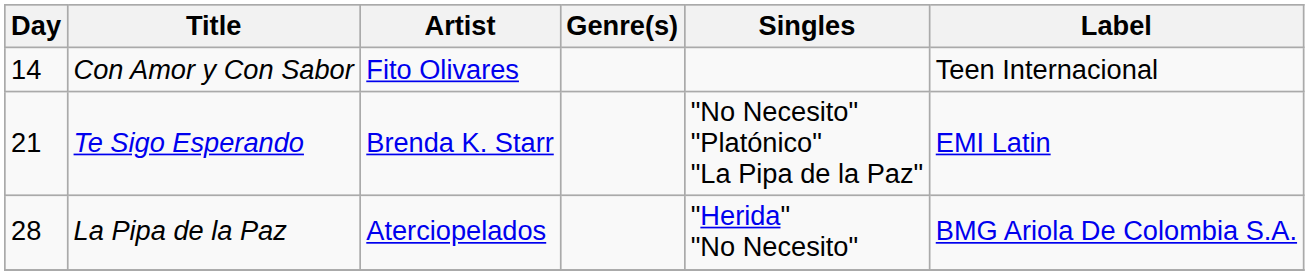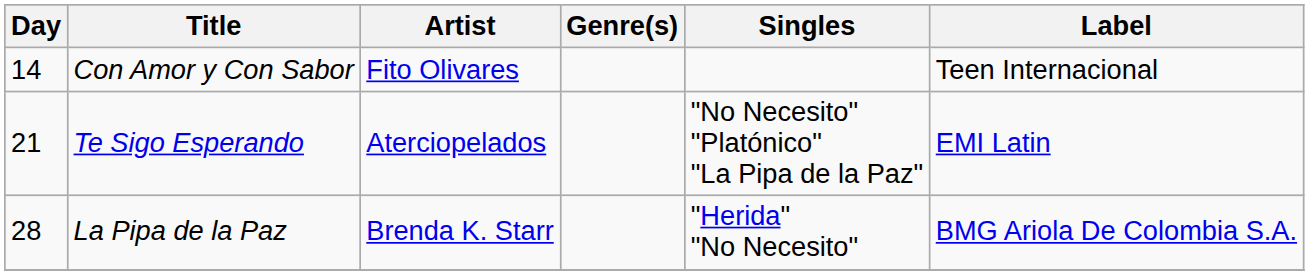(460, 142) Brenda K. Starr -> (456, 142) Aterciopelados
(456, 231) Aterciopelados -> (460, 231) Brenda K. Starr
